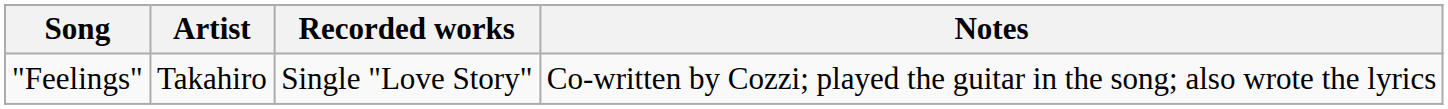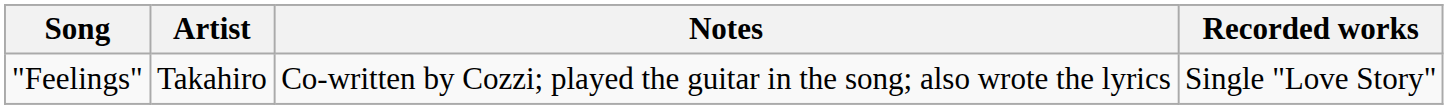columns swapped: (407, 29) <-> (991, 29)
